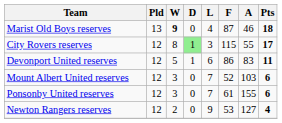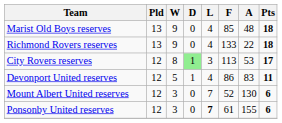(175, 28) bold -> (175, 28) normal
(229, 28) 87 -> (229, 28) 85
(248, 28) 46 -> (249, 28) 48
+ row: (62, 45)
(229, 45) 115 -> (229, 61) 113
(248, 45) 55 -> (249, 61) 53
(210, 61) 6 -> (210, 77) 4
(248, 77) 103 -> (249, 93) 130
(210, 93) normal -> (210, 110) bold
- row: (59, 110)
